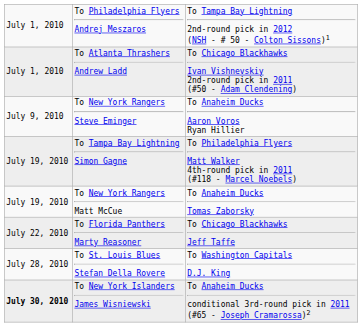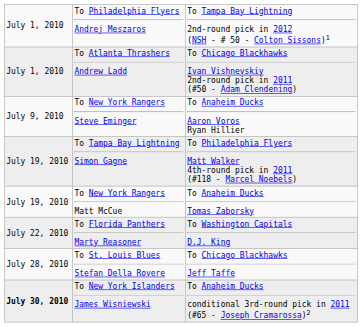(271, 233) To Chicago Blackhawks Jeff Taffe -> (271, 233) To Washington Capitals D.J. King
(271, 264) To Washington Capitals D.J. King -> (271, 264) To Chicago Blackhawks Jeff Taffe
